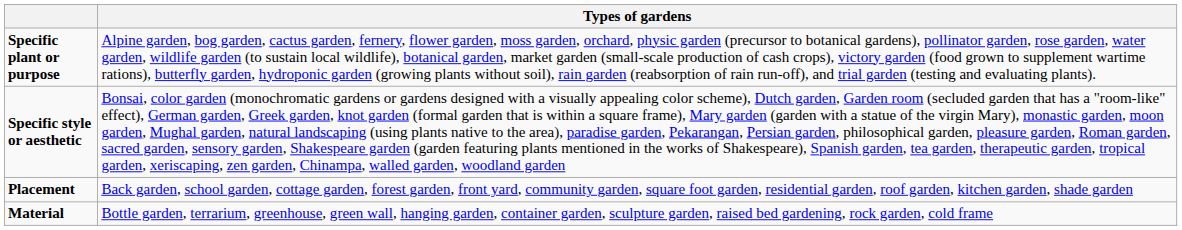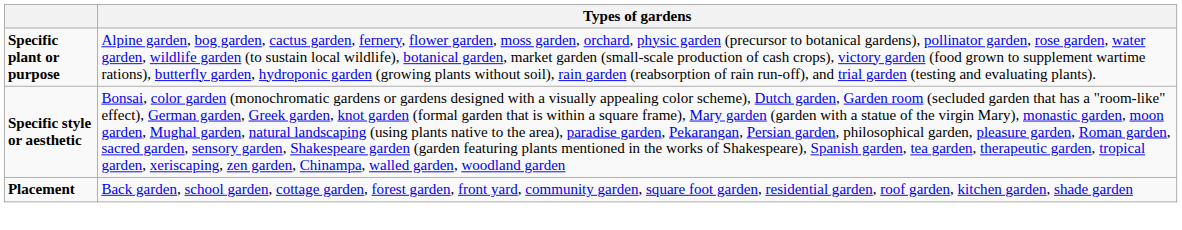- row: (36, 213)
